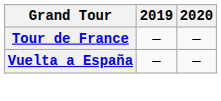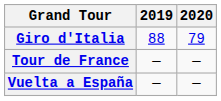+ row: (70, 39)
